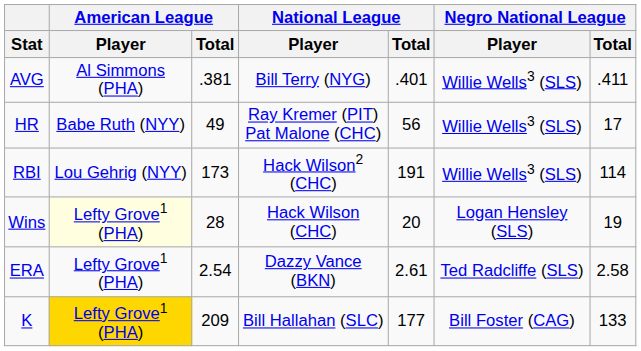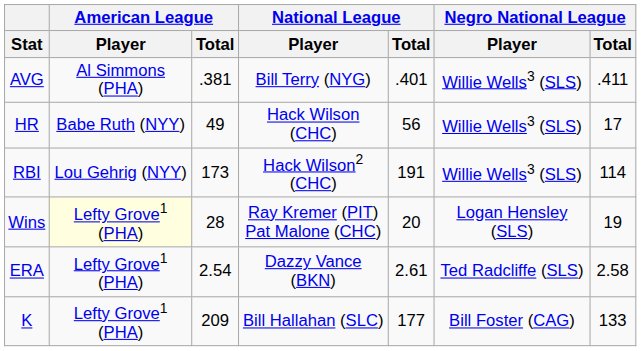(313, 124) Ray Kremer (PIT) Pat Malone (CHC) -> (313, 124) Hack Wilson (CHC)
(313, 221) Hack Wilson (CHC) -> (313, 221) Ray Kremer (PIT) Pat Malone (CHC)
(121, 321) gold background -> (121, 321) no background
